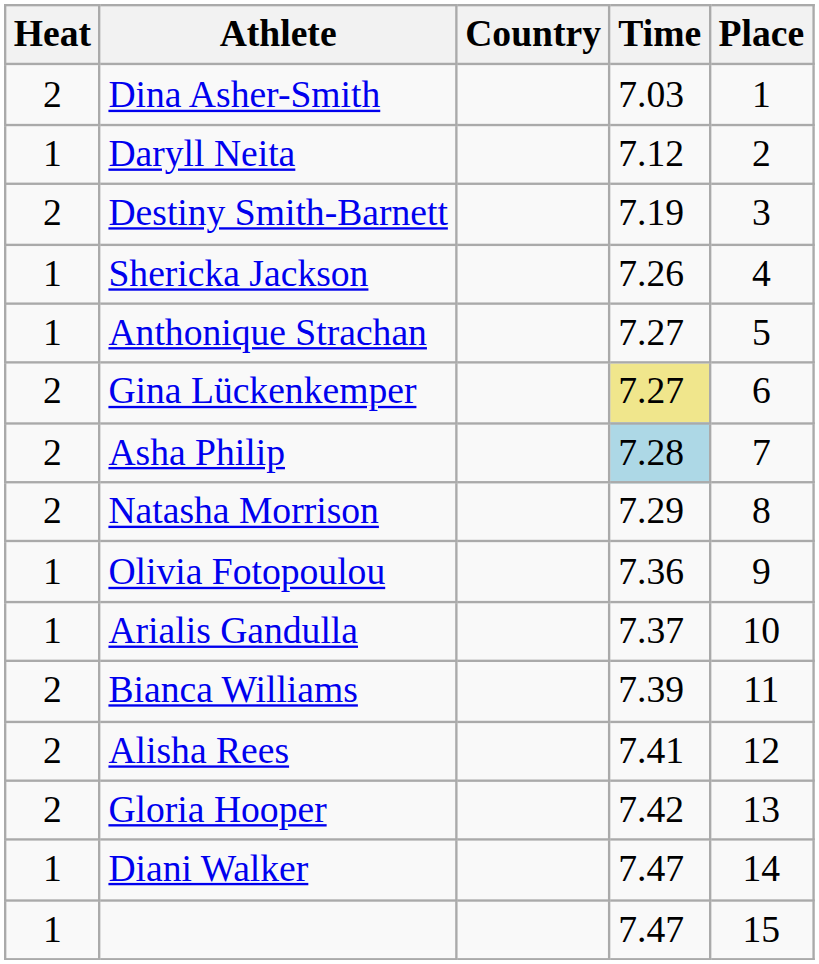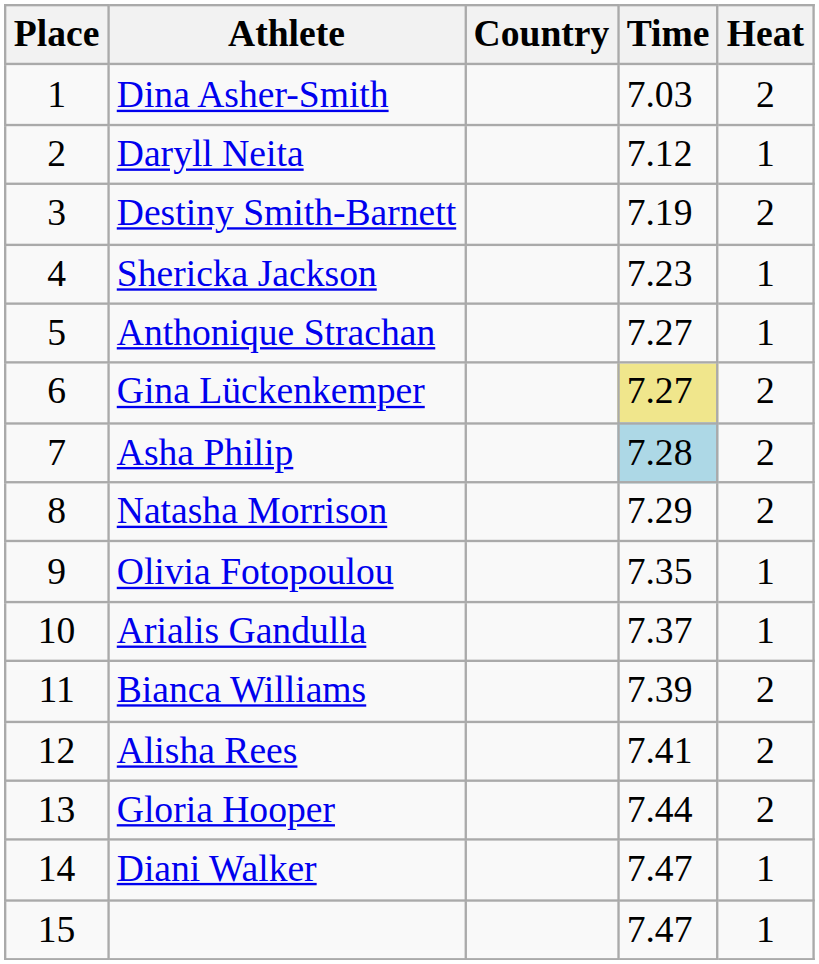columns swapped: (761, 34) <-> (52, 34)
(651, 272) 7.26 -> (660, 272) 7.23
(651, 570) 7.36 -> (660, 570) 7.35
(651, 809) 7.42 -> (660, 809) 7.44
